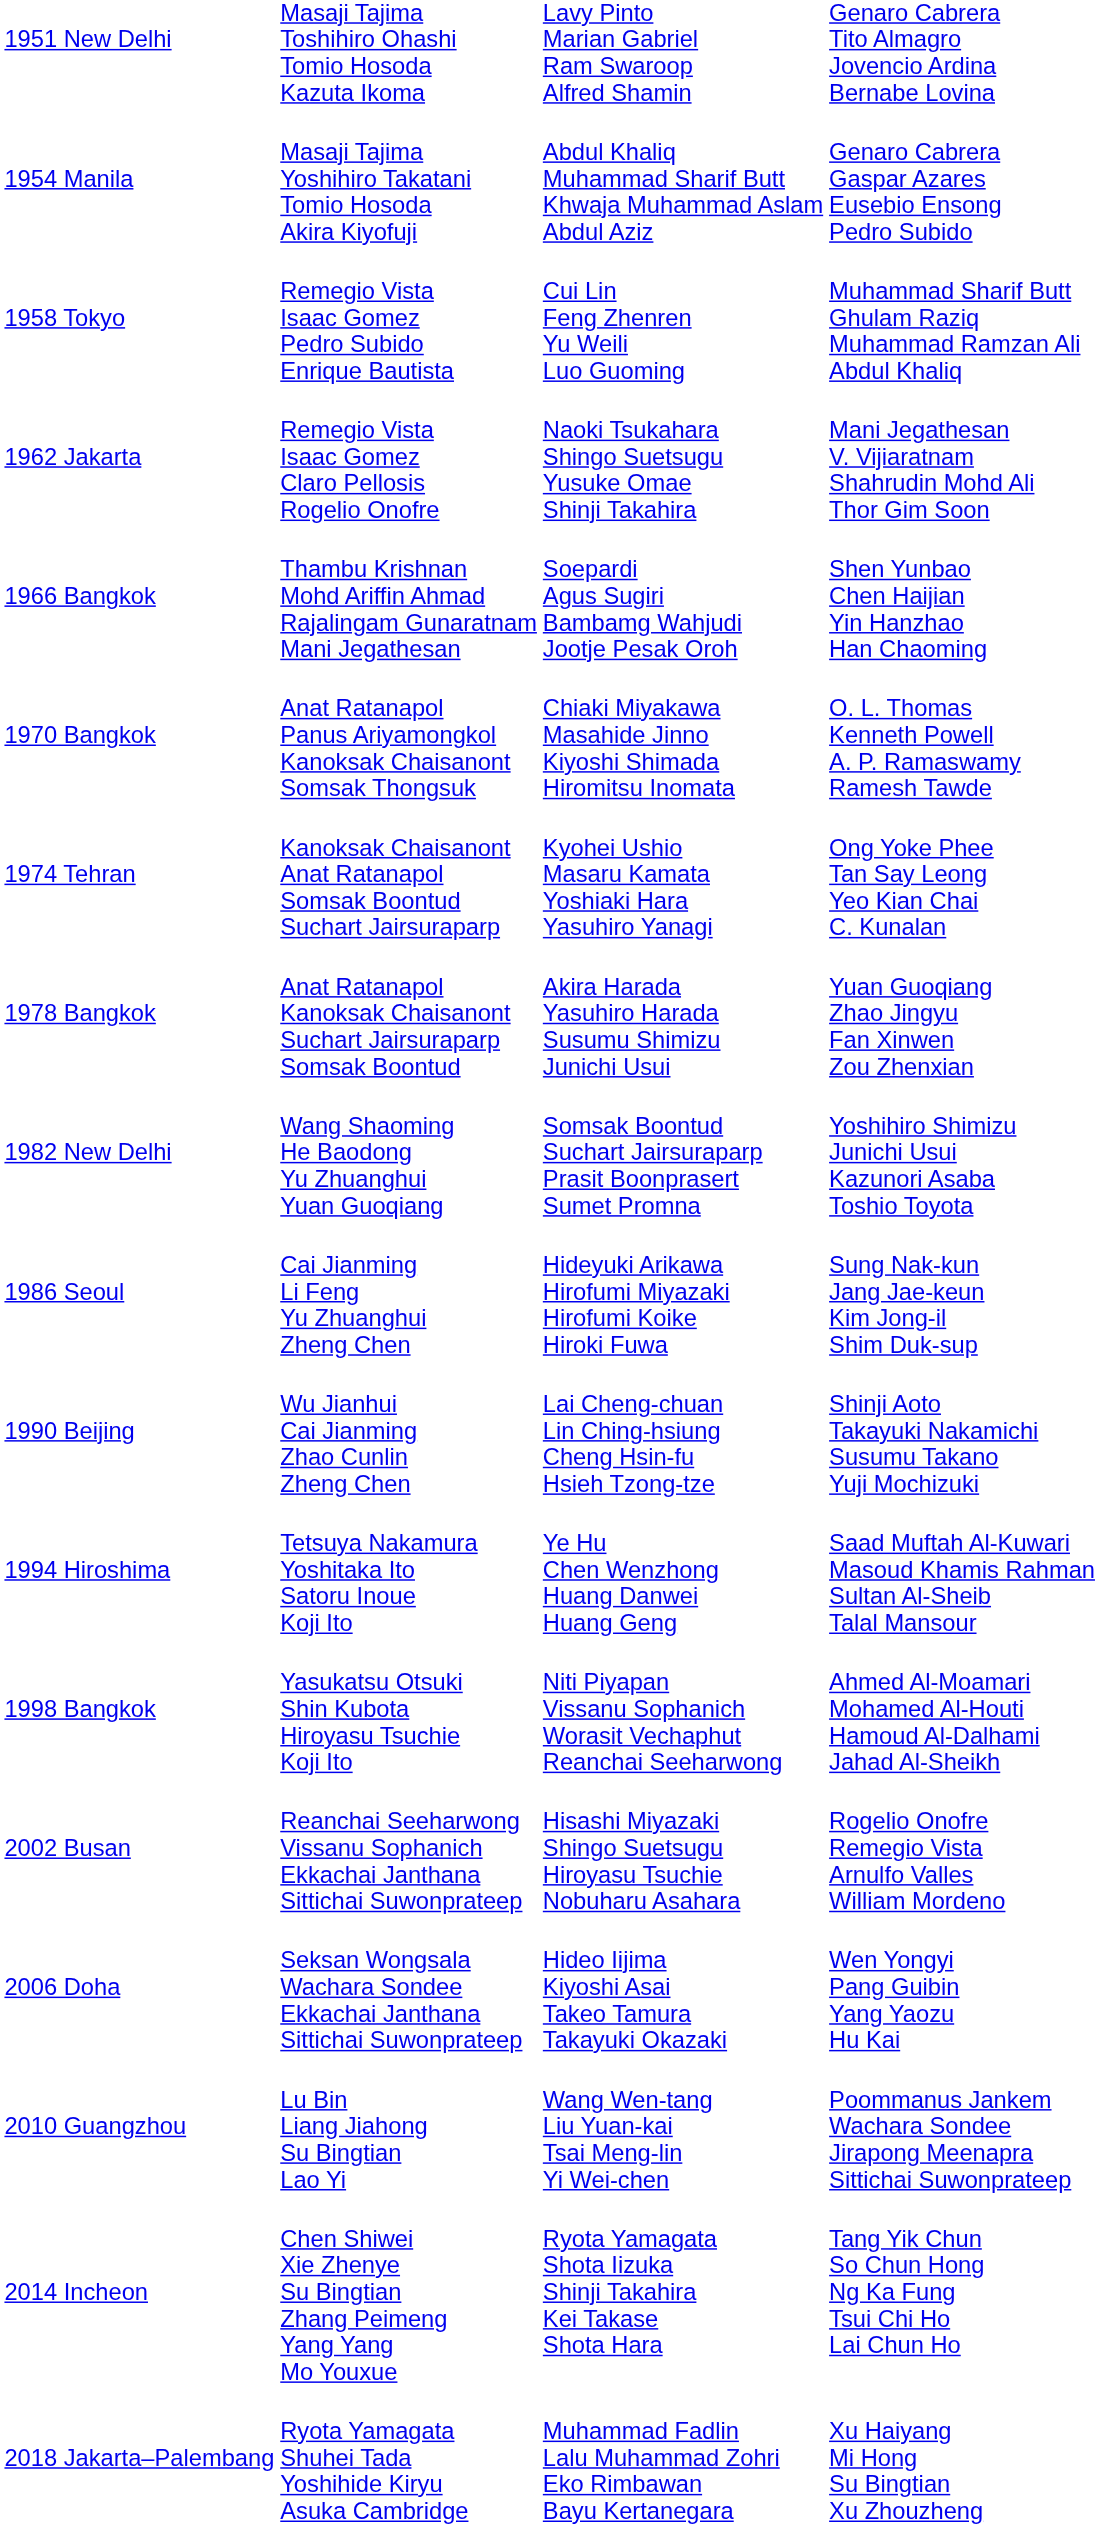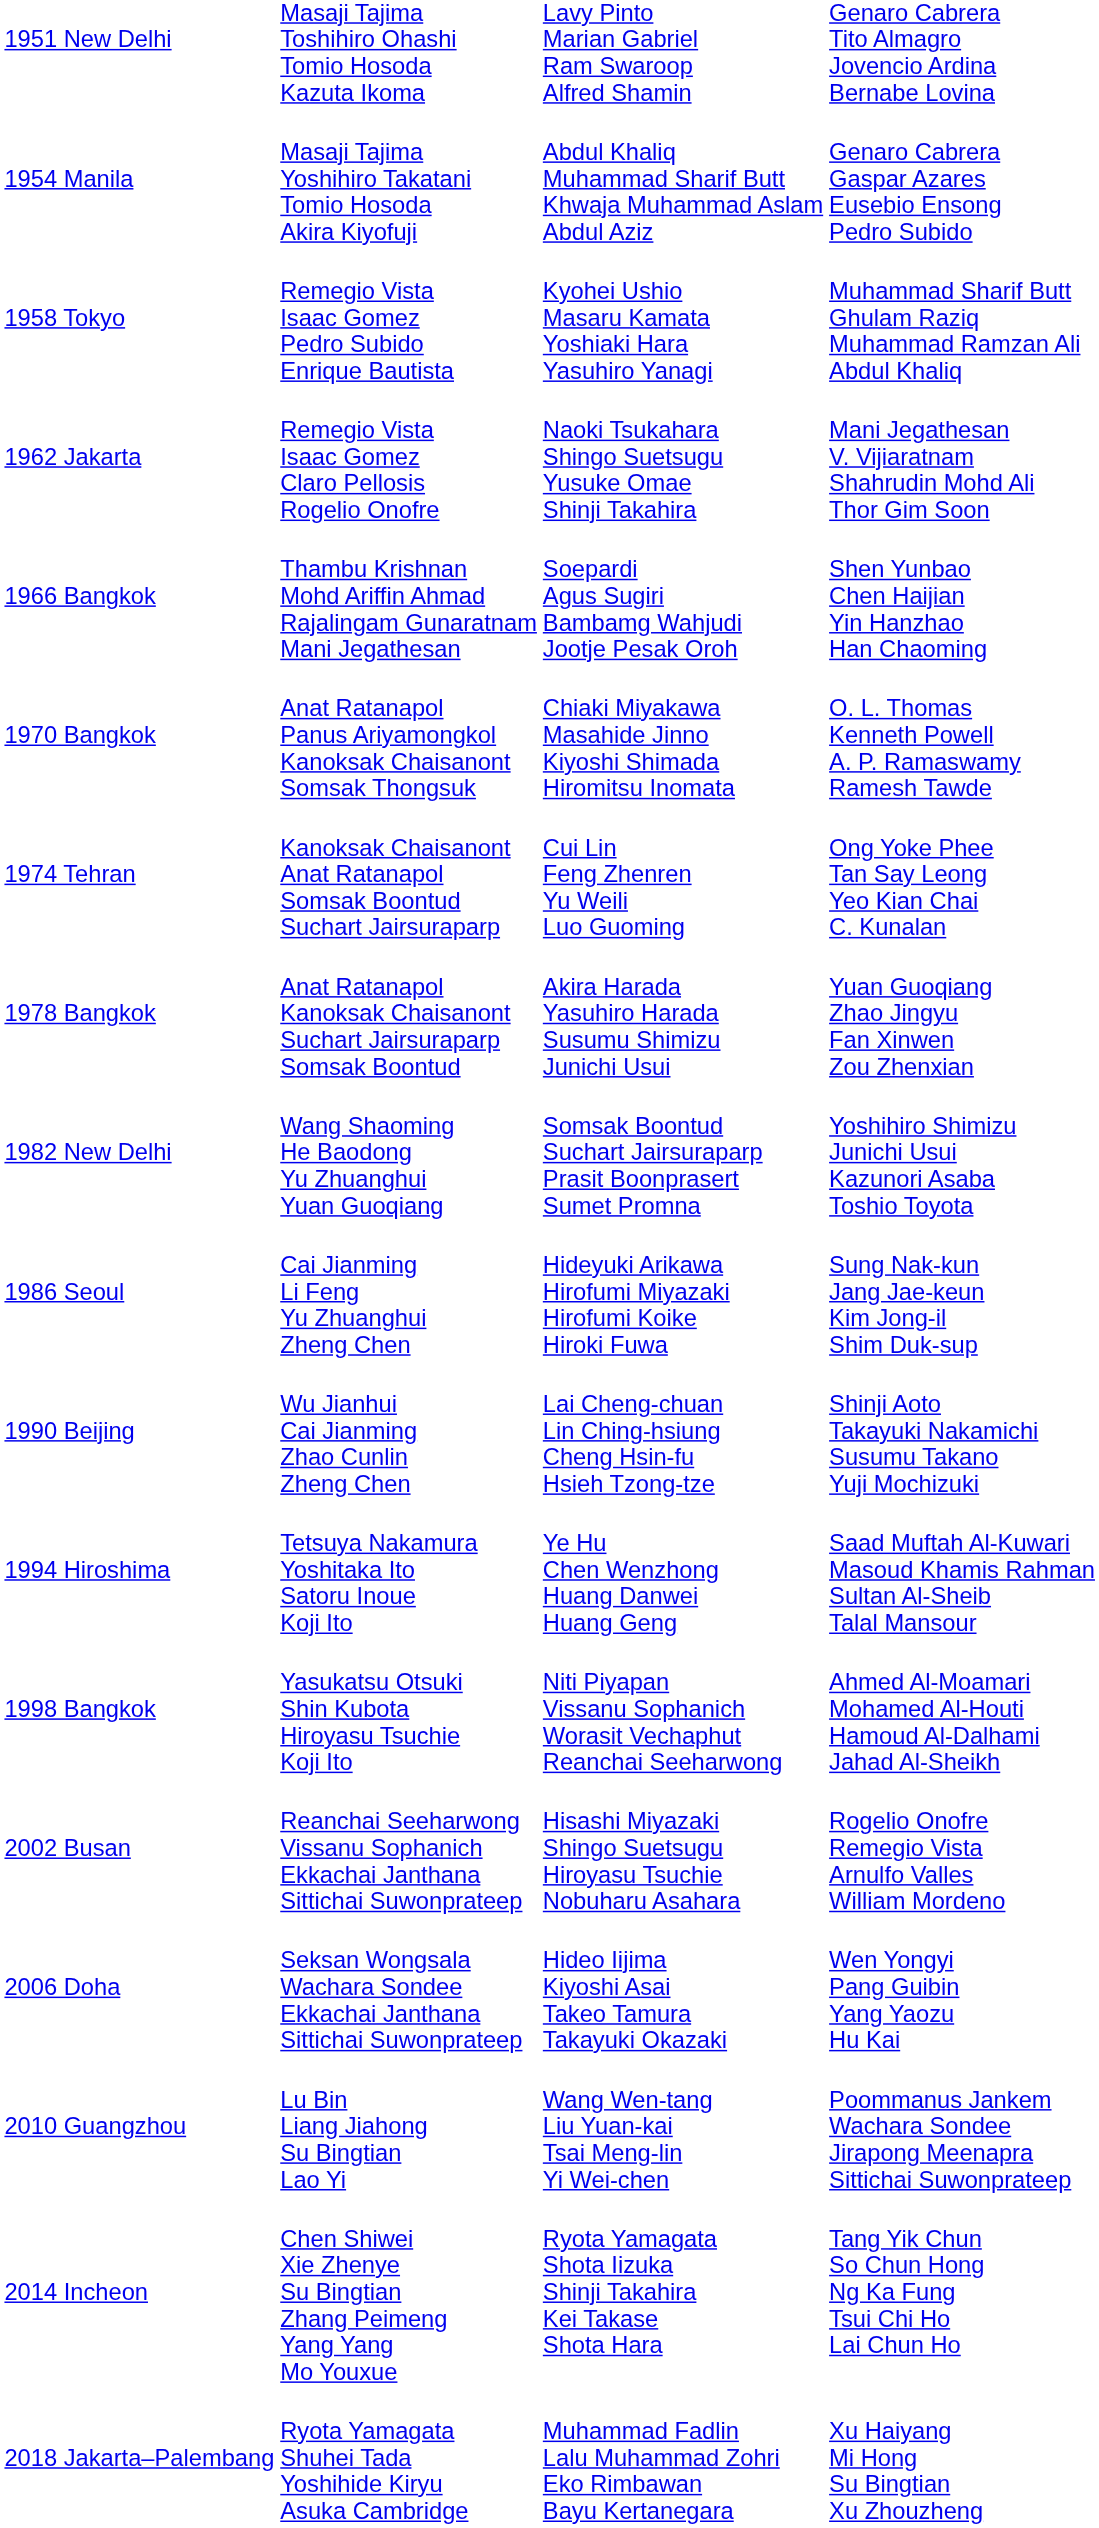(617, 331) Cui Lin Feng Zhenren Yu Weili Luo Guoming -> (628, 331) Kyohei Ushio Masaru Kamata Yoshiaki Hara Yasuhiro Yanagi
(628, 887) Kyohei Ushio Masaru Kamata Yoshiaki Hara Yasuhiro Yanagi -> (617, 887) Cui Lin Feng Zhenren Yu Weili Luo Guoming
